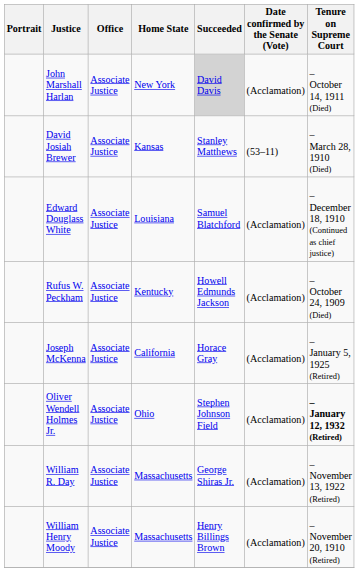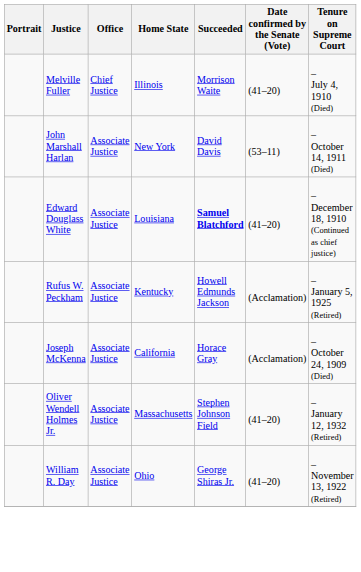+ row: (63, 85)
(209, 85) lightgrey background -> (209, 146) no background
(276, 90) (Acclamation) -> (264, 152) (53–11)
- row: (61, 146)
(219, 219) normal -> (220, 219) bold
(276, 224) (Acclamation) -> (264, 224) (41–20)
(327, 297) – October 24, 1909 (Died) -> (332, 297) – January 5, 1925 (Retired)
(330, 358) – January 5, 1925 (Retired) -> (329, 358) – October 24, 1909 (Died)
(144, 414) Ohio -> (163, 414) Massachusetts
(276, 420) (Acclamation) -> (264, 420) (41–20)
(327, 420) bold -> (329, 420) normal
(163, 475) Massachusetts -> (144, 475) Ohio
(276, 481) (Acclamation) -> (264, 481) (41–20)
- row: (62, 537)
